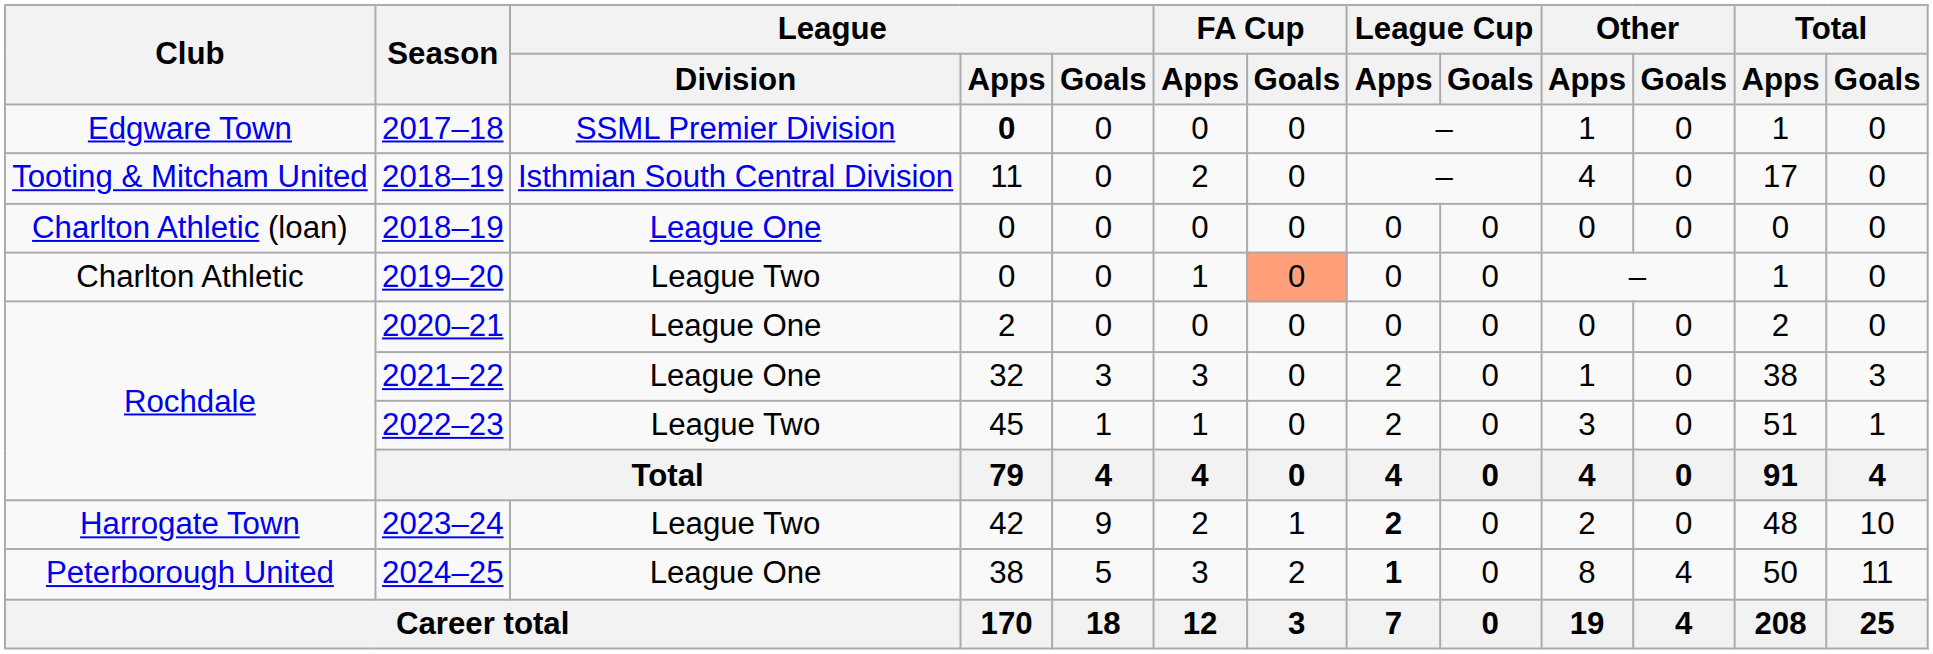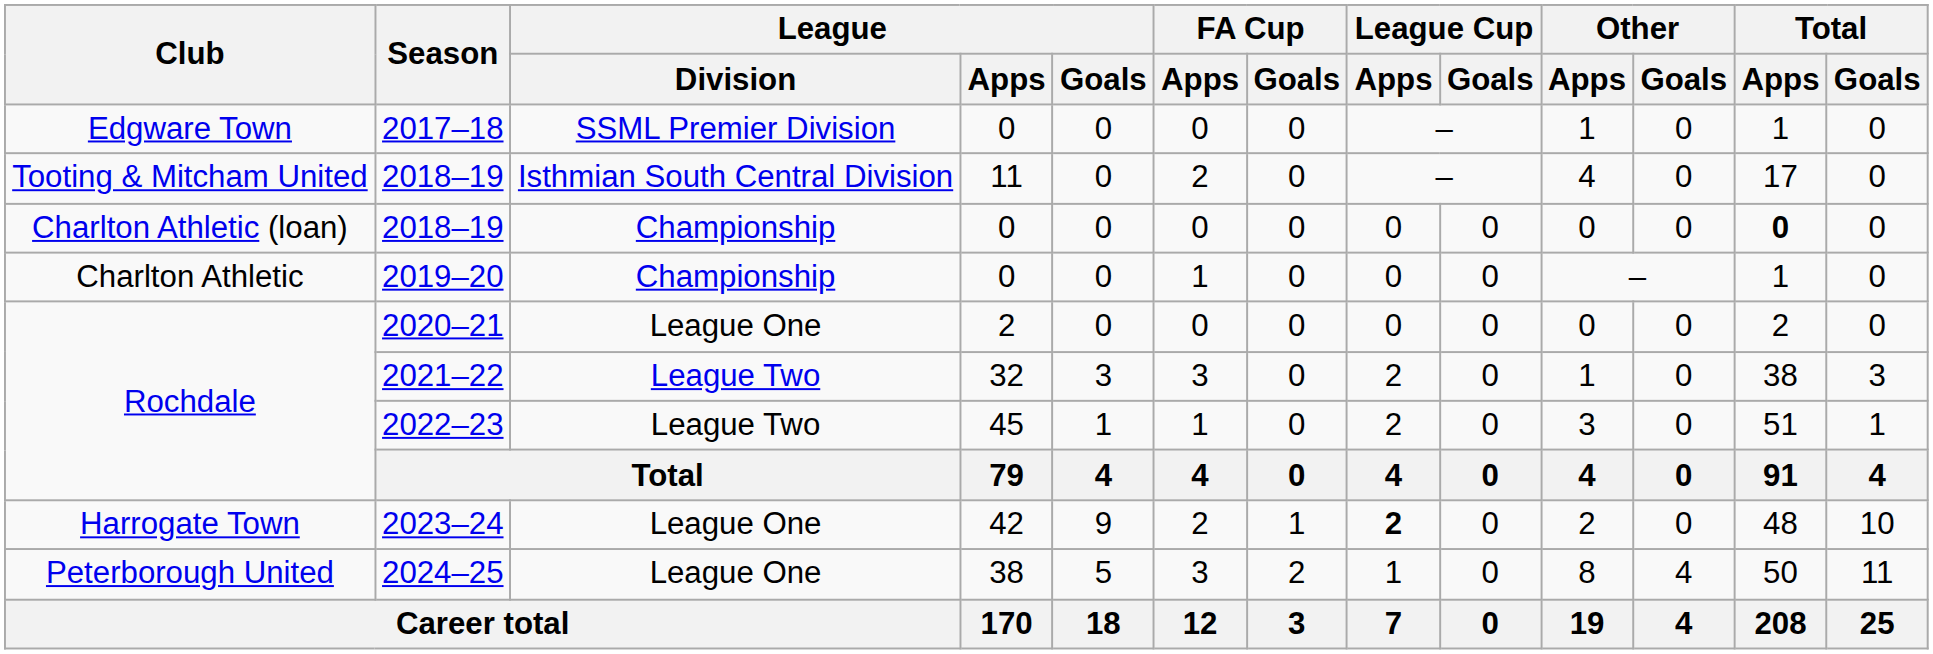(1007, 128) bold -> (1007, 128) normal
(736, 227) League One -> (736, 227) Championship
(1780, 227) normal -> (1780, 227) bold
(736, 276) League Two -> (736, 276) Championship
(1297, 276) lightsalmon background -> (1297, 276) no background
(736, 375) League One -> (736, 375) League Two
(736, 524) League Two -> (736, 524) League One
(1394, 573) bold -> (1394, 573) normal
